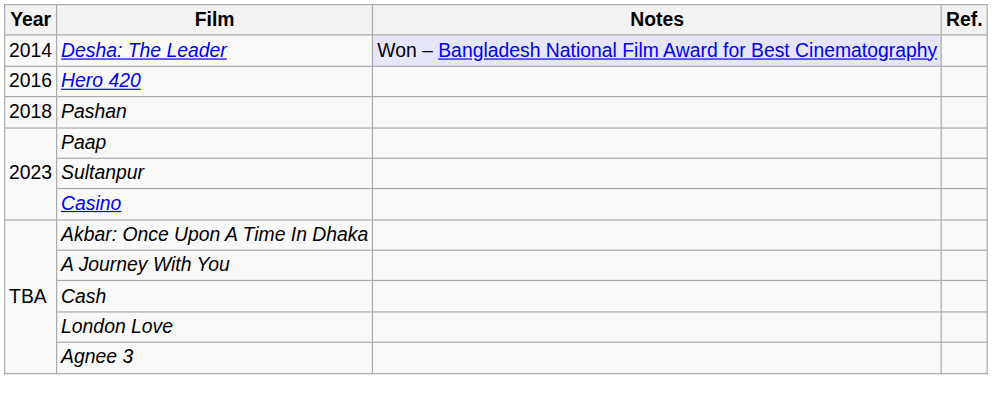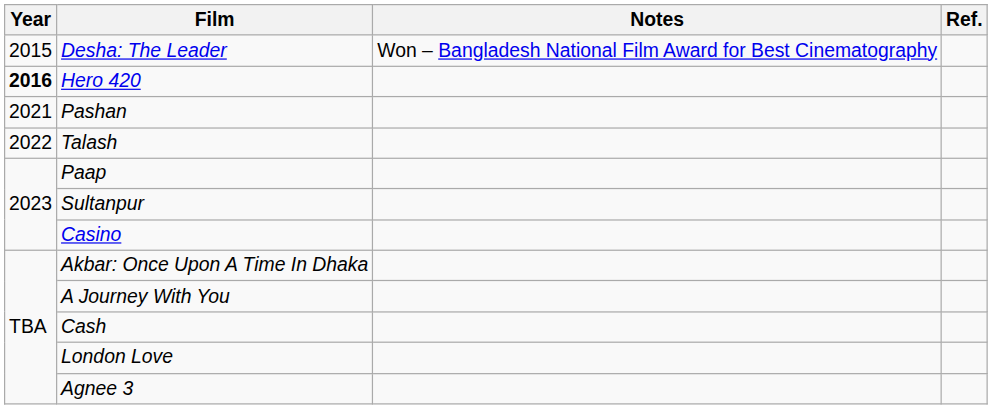(31, 50) 2014 -> (31, 50) 2015
(657, 50) lavender background -> (657, 50) no background
(31, 81) normal -> (31, 81) bold
(31, 111) 2018 -> (31, 111) 2021
+ row: (89, 142)
